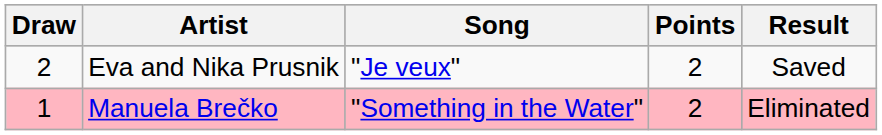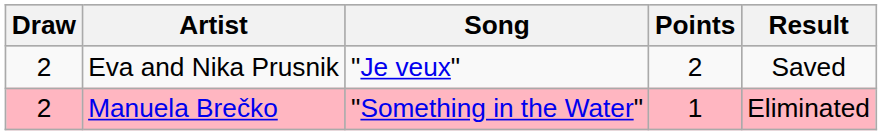(44, 108) 1 -> (44, 108) 2
(695, 108) 2 -> (695, 108) 1
